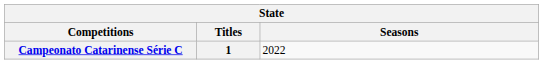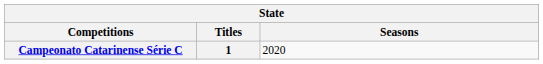(274, 50) 2022 -> (274, 50) 2020
